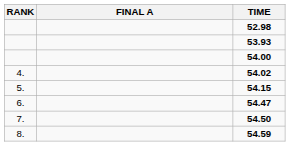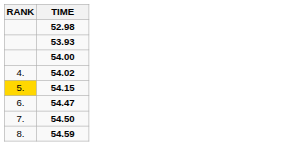- column: (135, 12)
(20, 88) no background -> (20, 88) gold background
